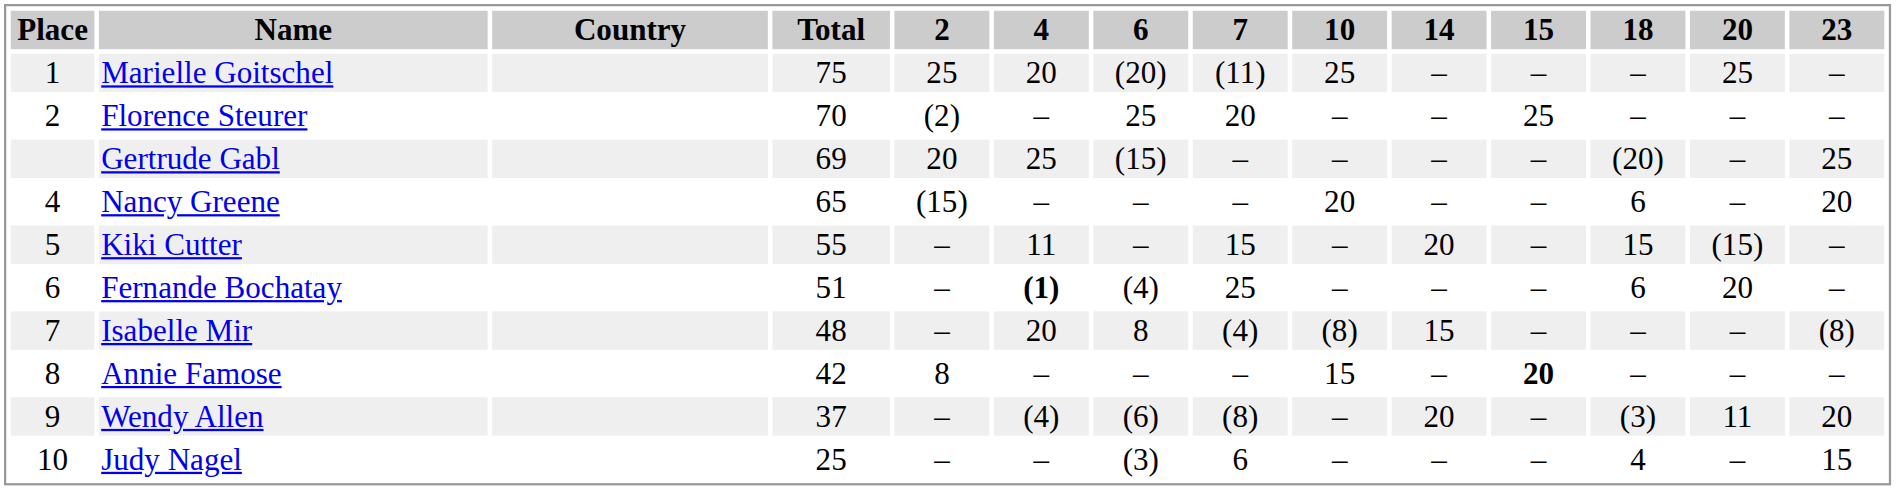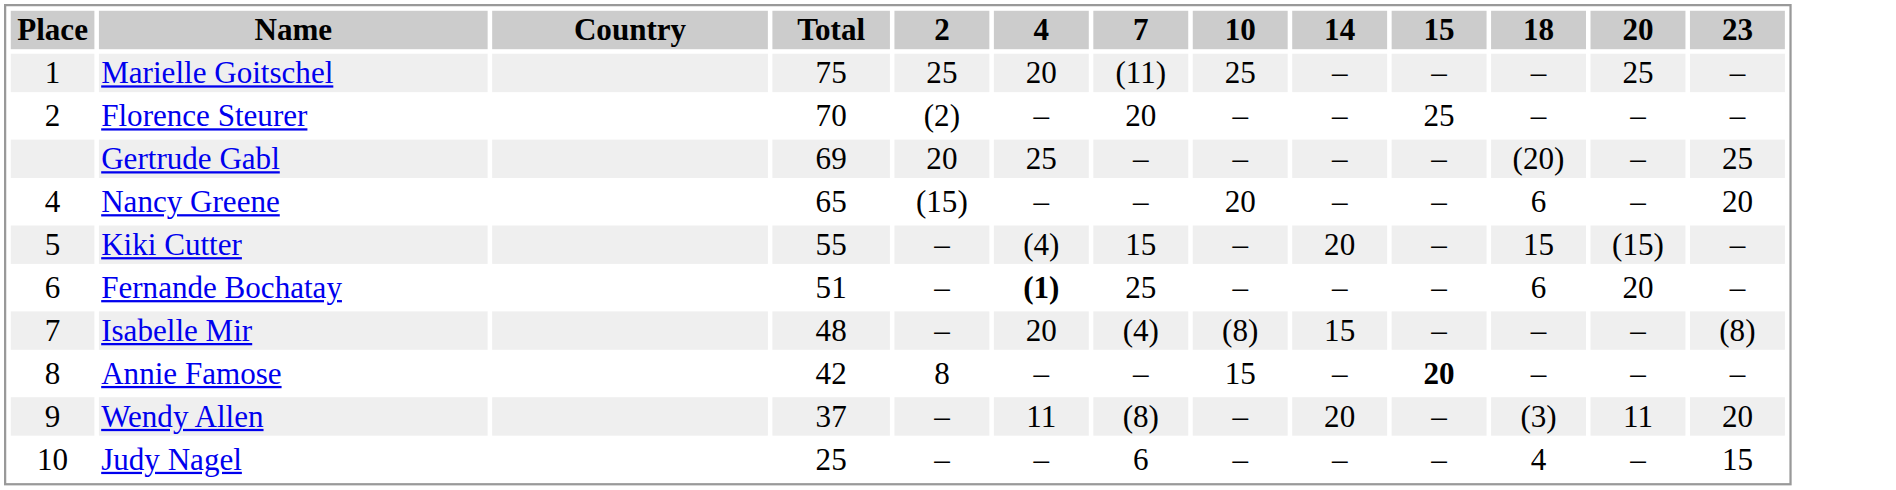- column: (1141, 30)
(1041, 245) 11 -> (1041, 245) (4)
(1041, 416) (4) -> (1041, 416) 11
